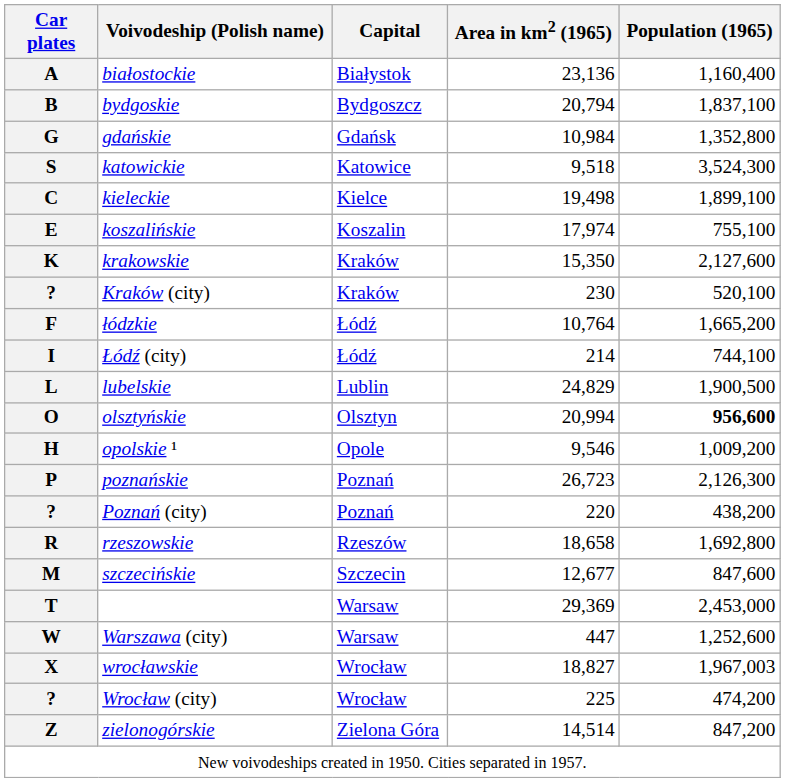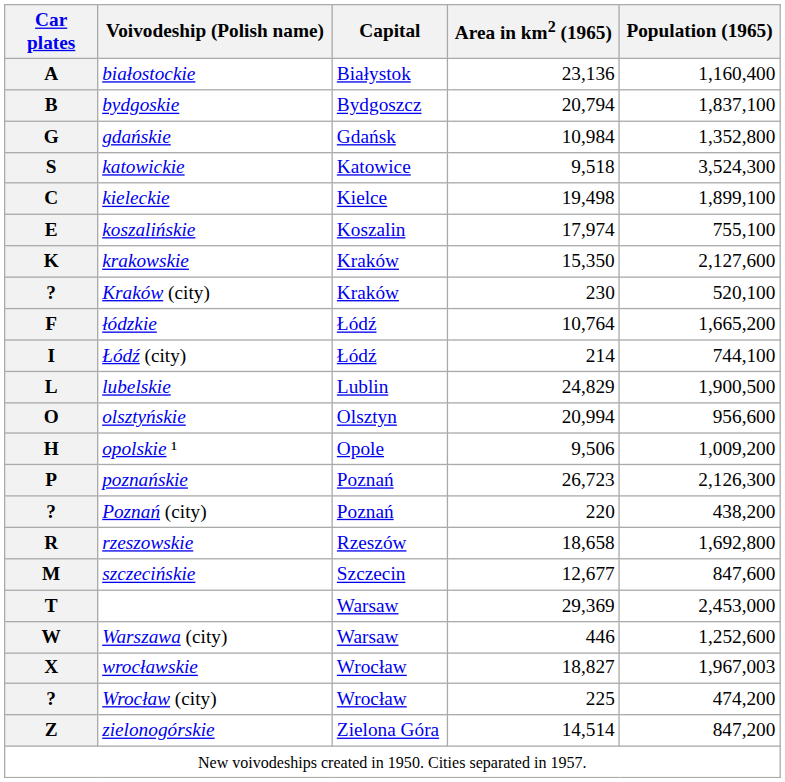(744, 417) bold -> (744, 417) normal
(593, 448) 9,546 -> (593, 448) 9,506
(600, 636) 447 -> (600, 636) 446
